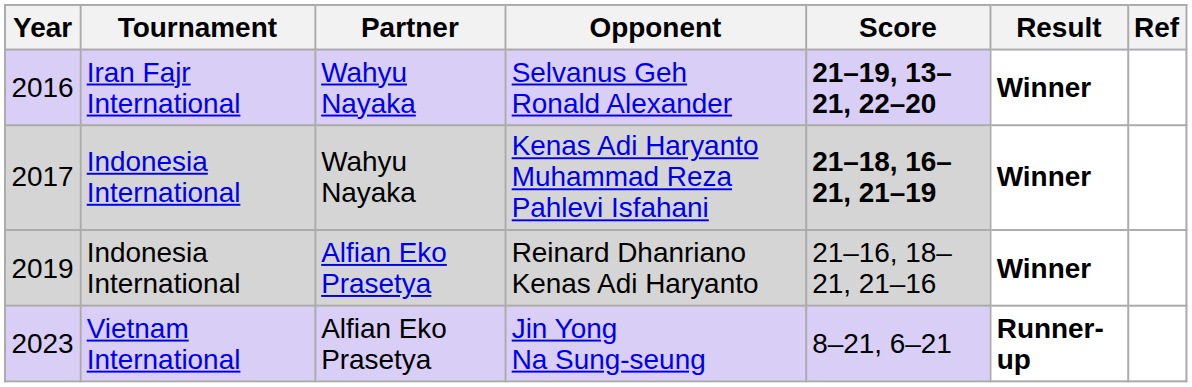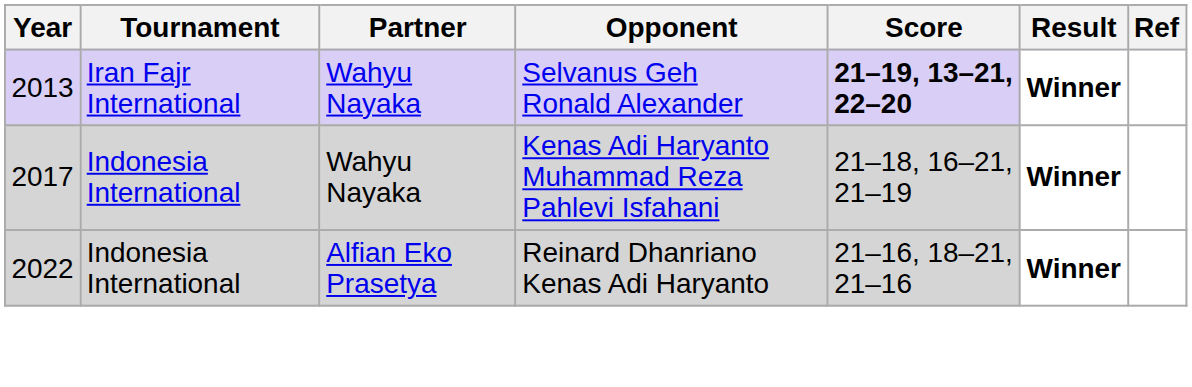(43, 87) 2016 -> (43, 87) 2013
(882, 178) bold -> (924, 178) normal
(43, 268) 2019 -> (43, 268) 2022
- row: (609, 344)
